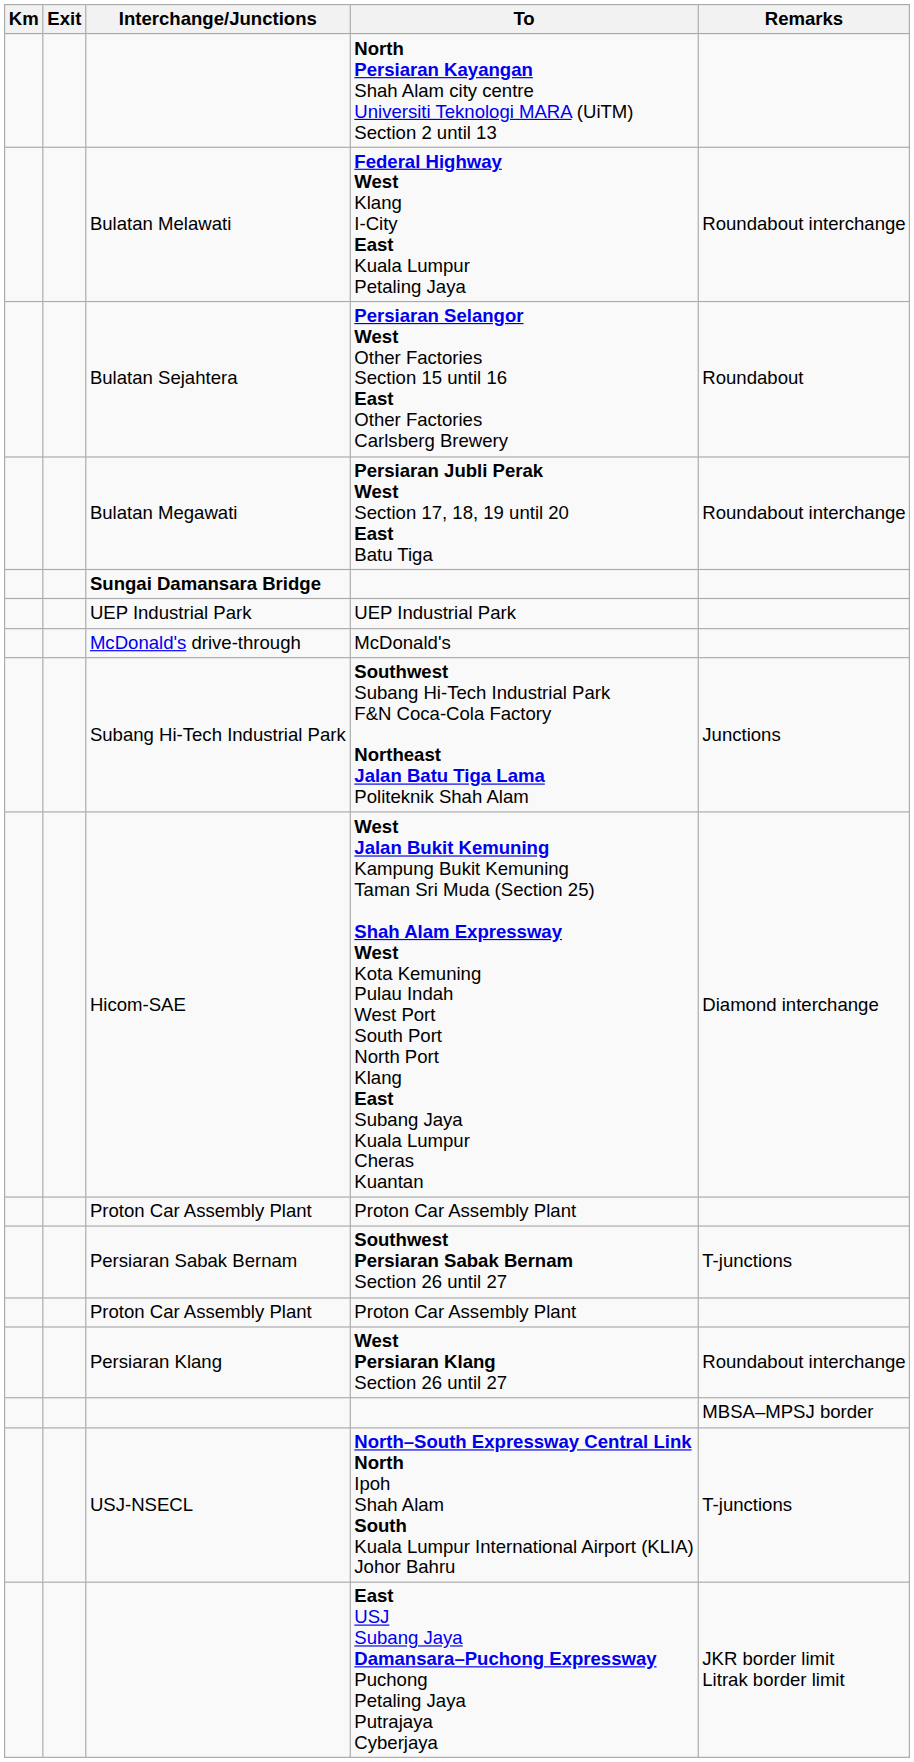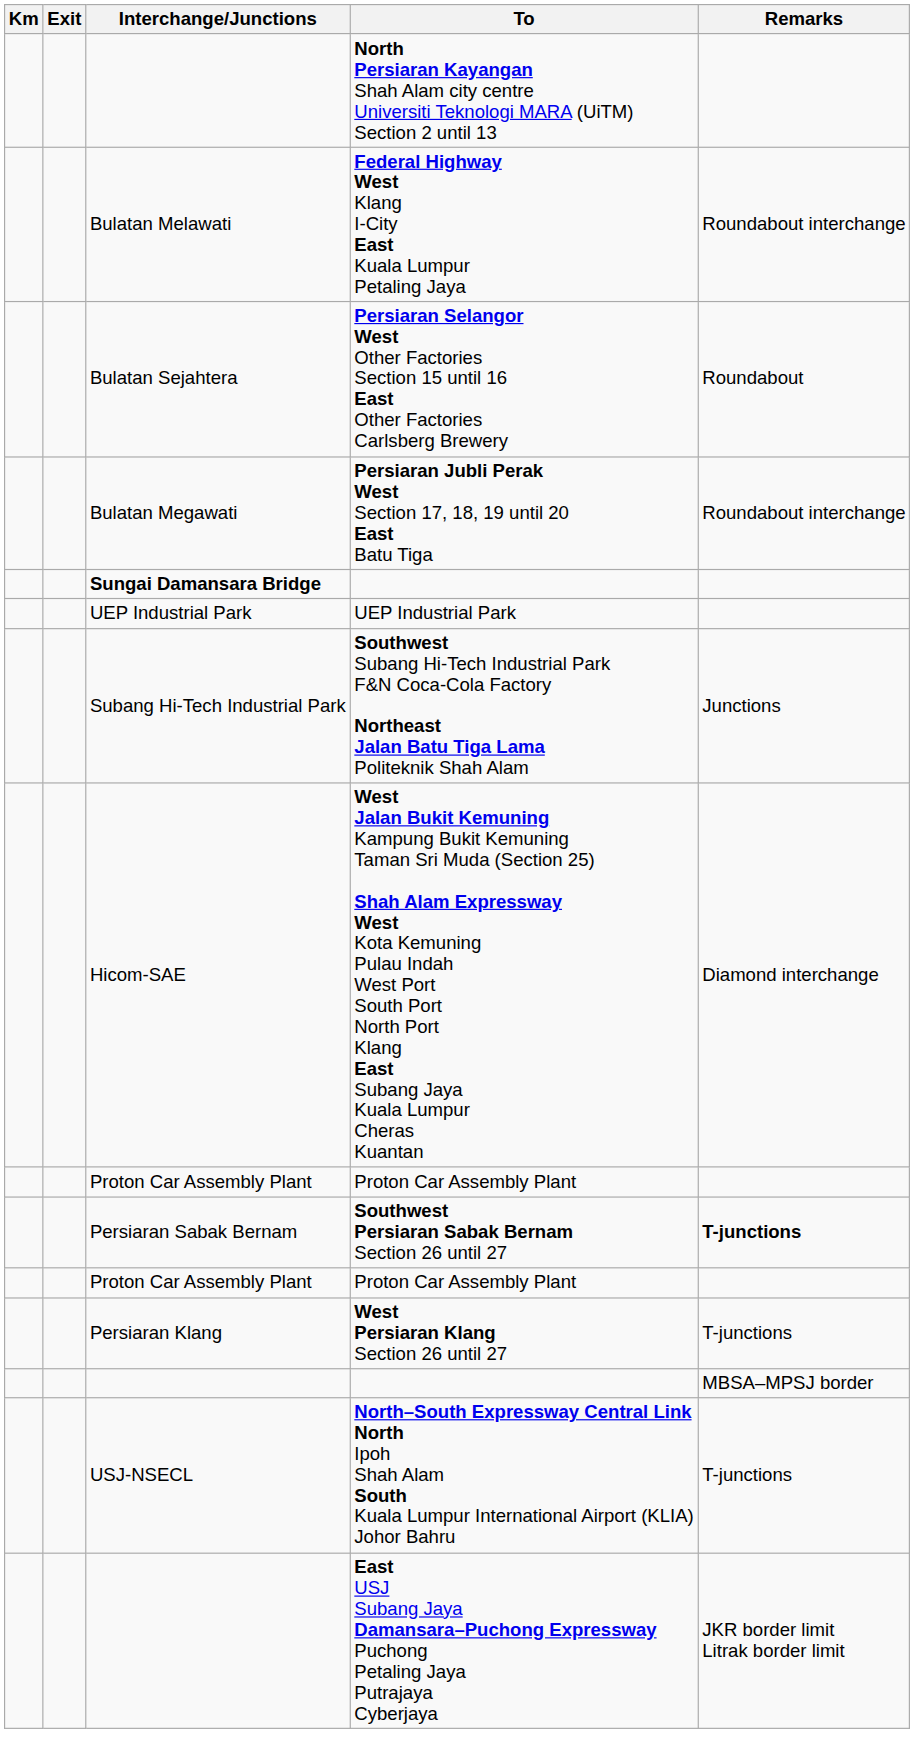- row: (195, 642)
(747, 1261) normal -> (752, 1232) bold
(804, 1362) Roundabout interchange -> (747, 1332) T-junctions
